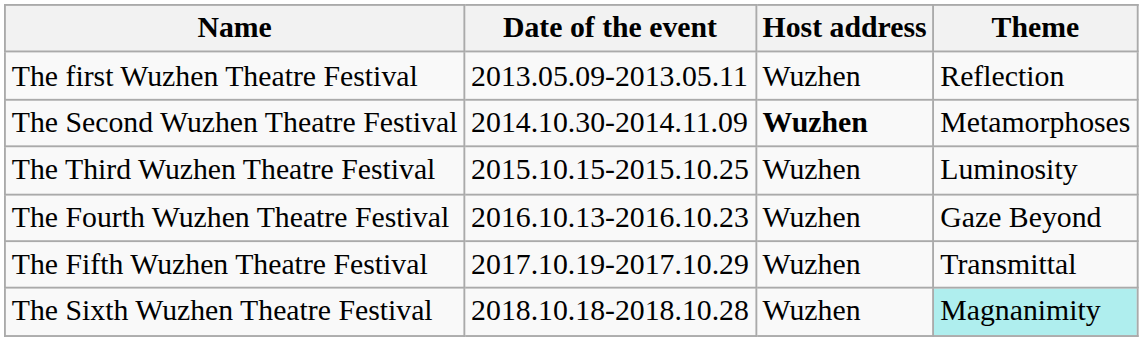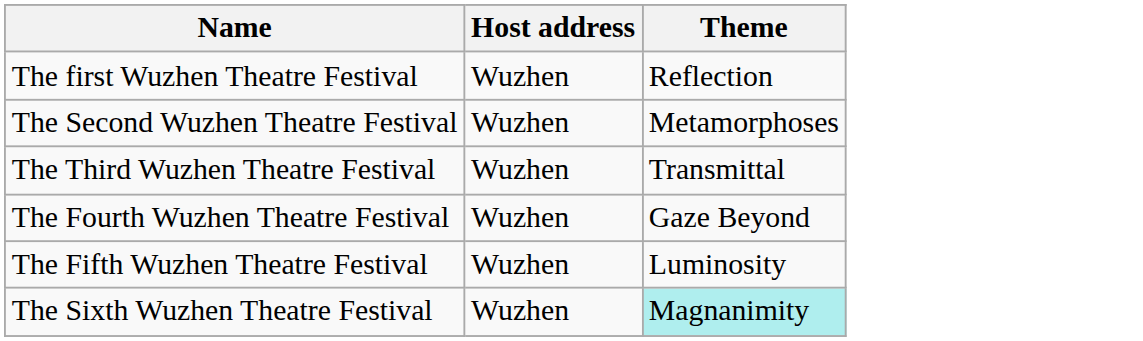- column: (610, 28)
(815, 122) bold -> (520, 122) normal
(1009, 169) Luminosity -> (717, 169) Transmittal
(1008, 264) Transmittal -> (717, 264) Luminosity
